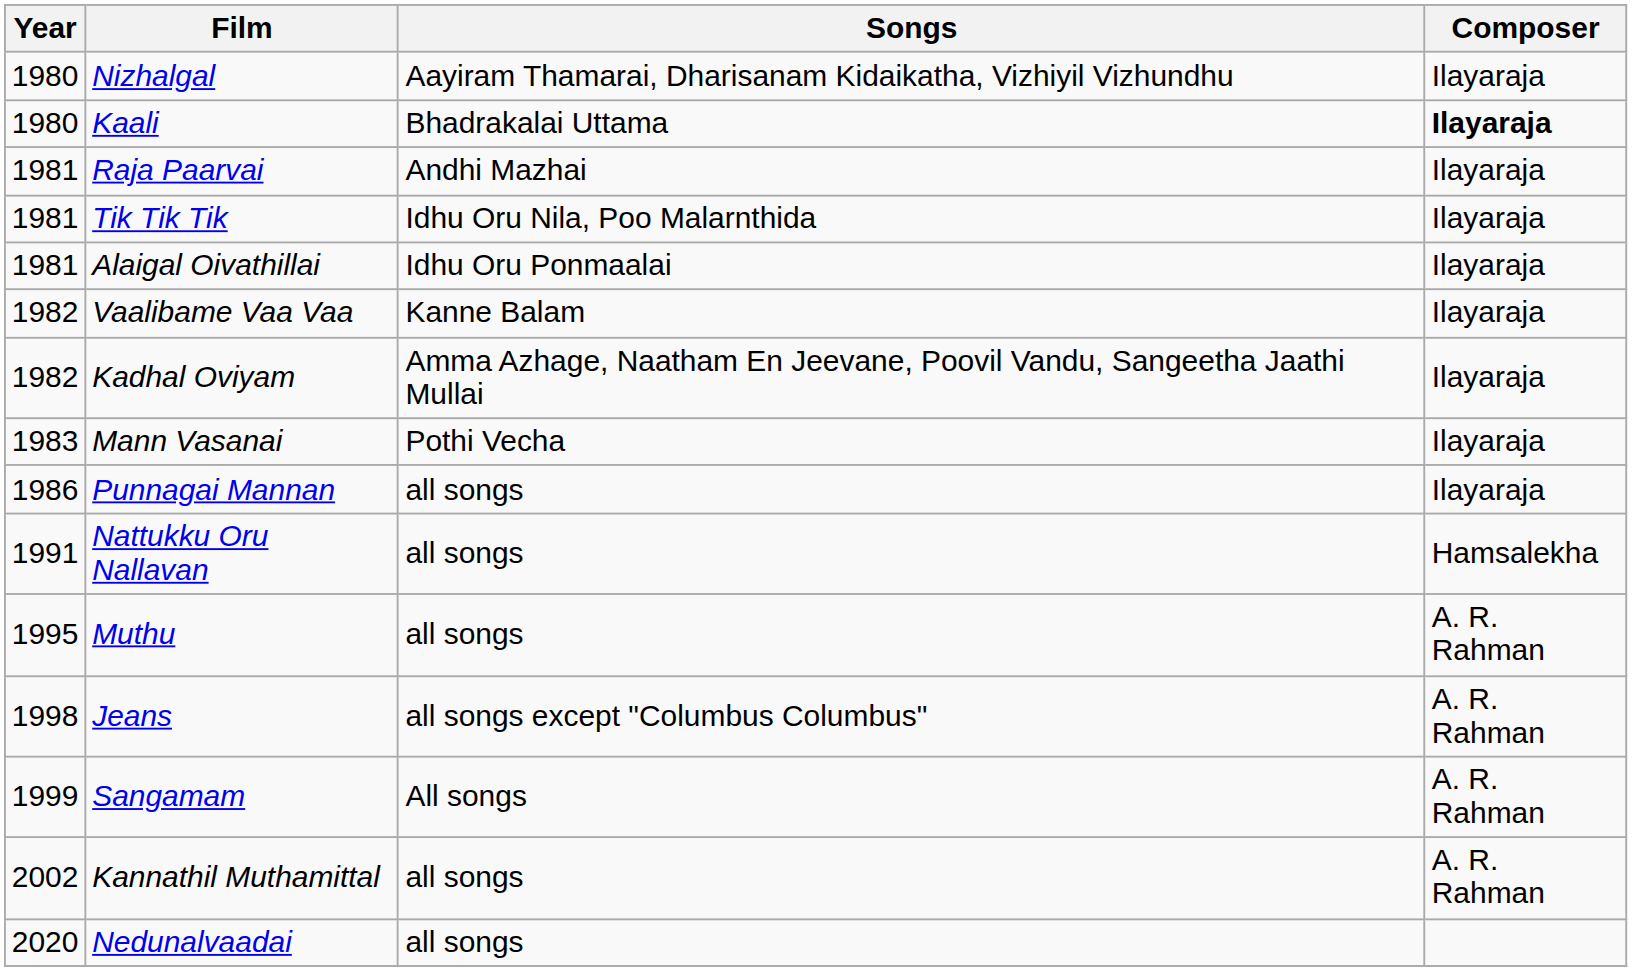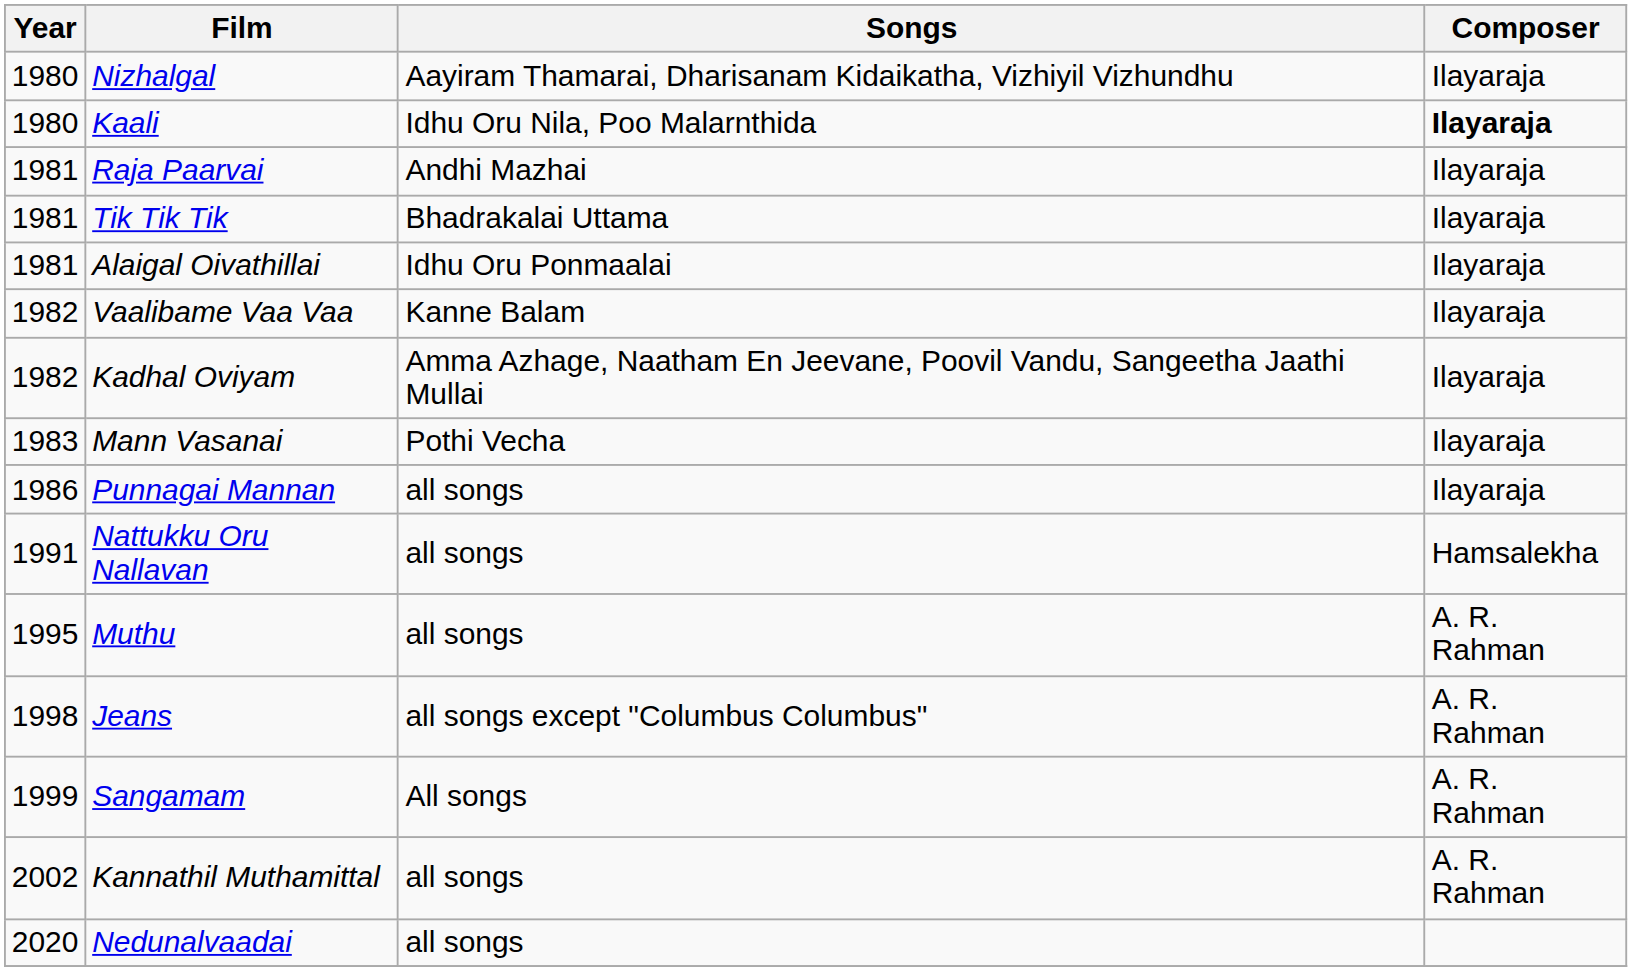(537, 123) Bhadrakalai Uttama -> (611, 123) Idhu Oru Nila, Poo Malarnthida
(611, 218) Idhu Oru Nila, Poo Malarnthida -> (537, 218) Bhadrakalai Uttama
